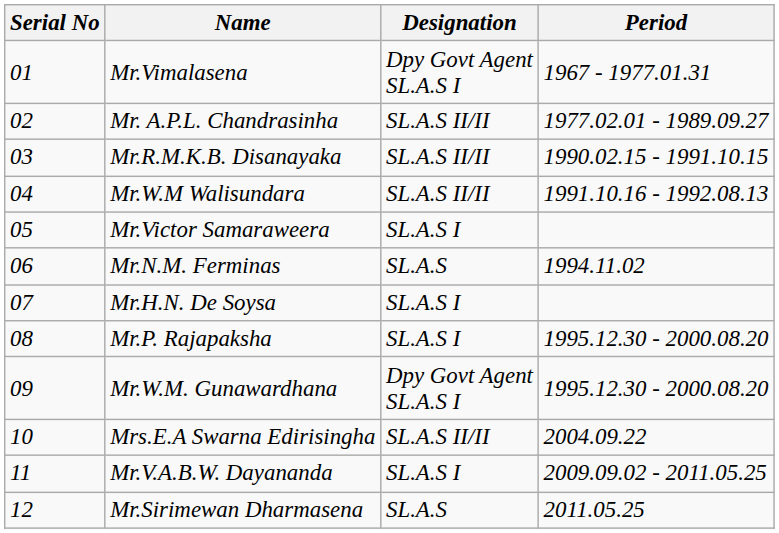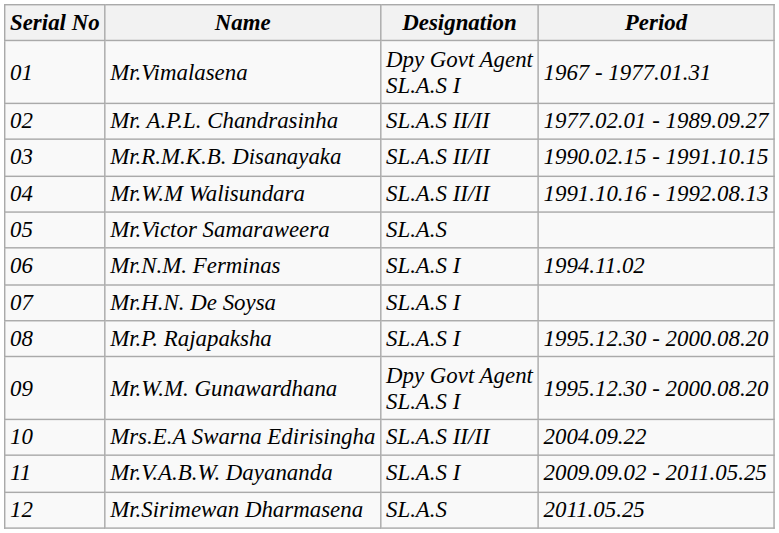(423, 229) SL.A.S I -> (416, 229) SL.A.S
(416, 266) SL.A.S -> (423, 266) SL.A.S I
